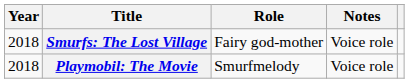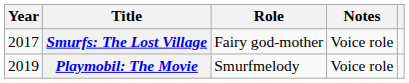(24, 41) 2018 -> (24, 41) 2017
(24, 66) 2018 -> (24, 66) 2019
